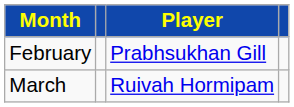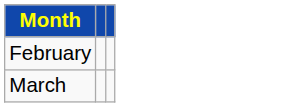- column: (192, 20)
